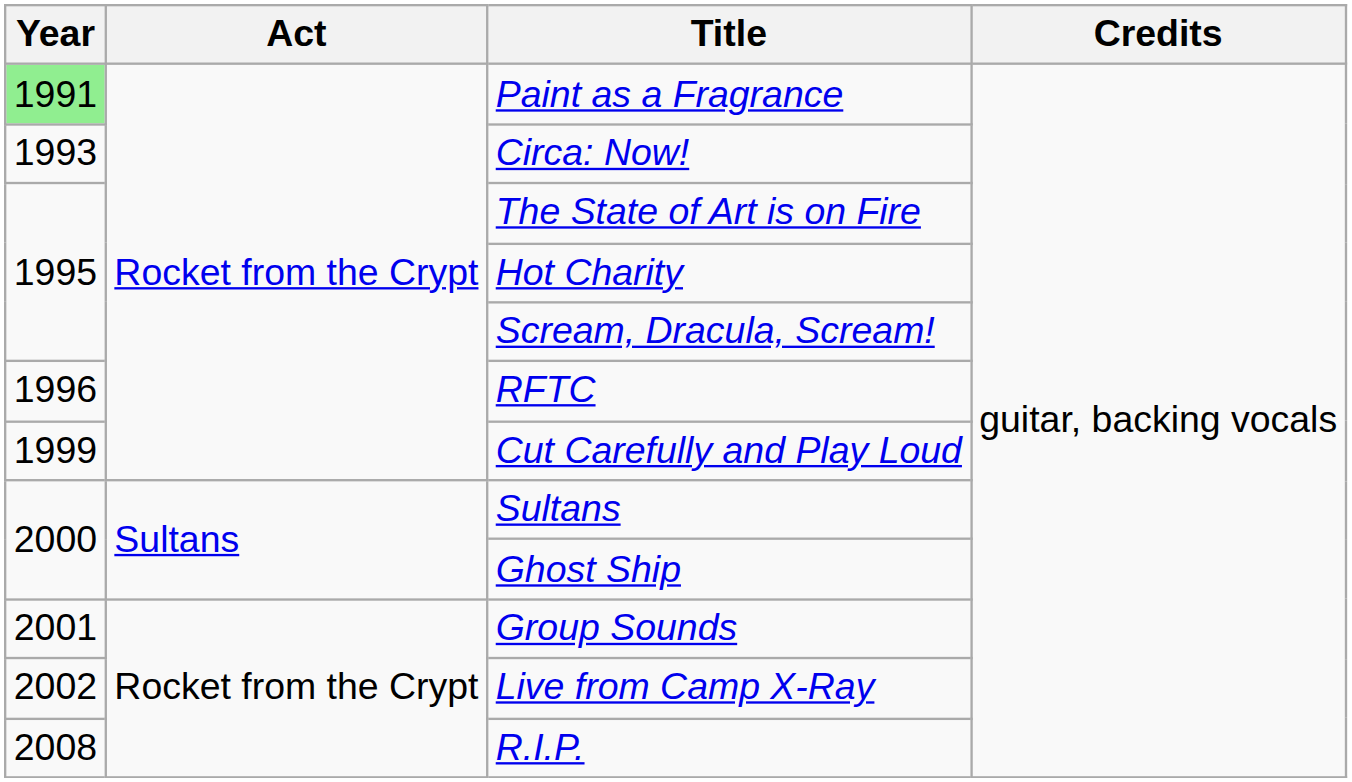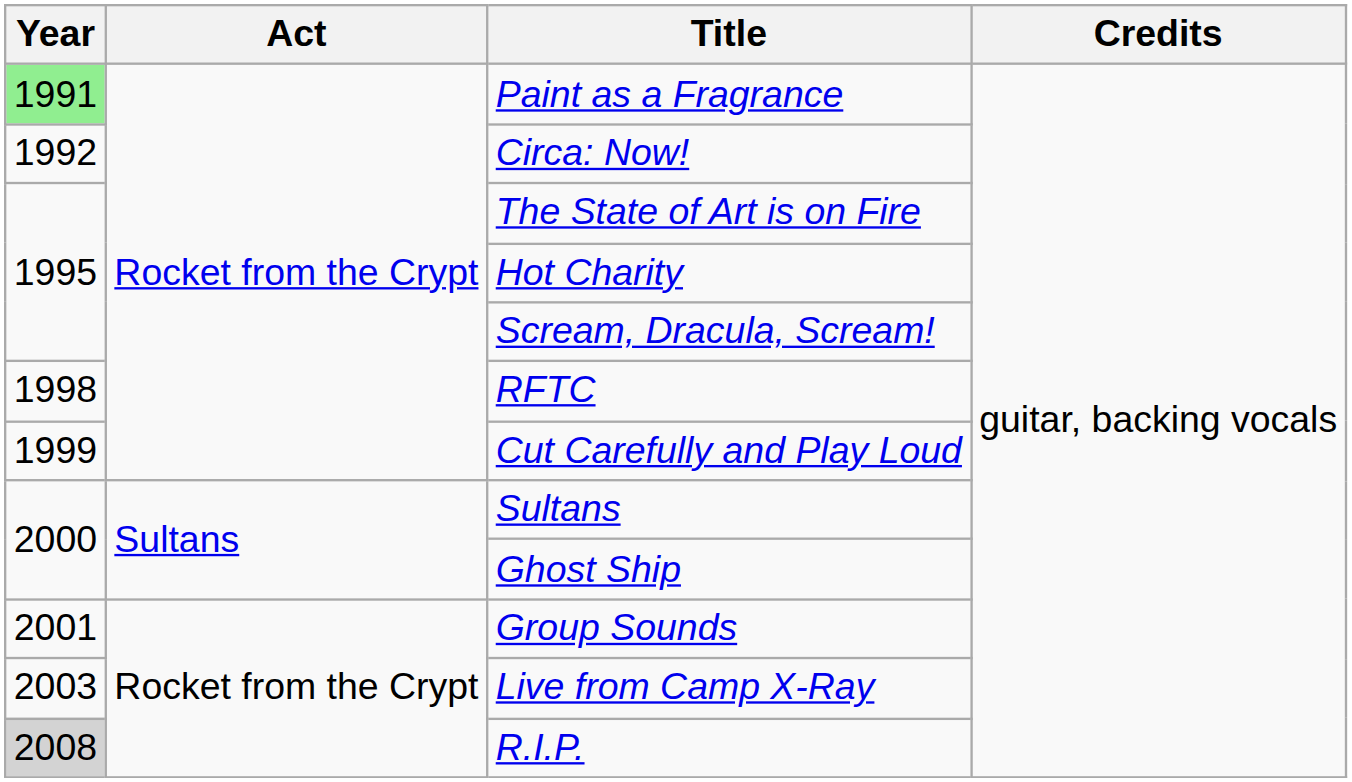(55, 152) 1993 -> (55, 152) 1992
(55, 390) 1996 -> (55, 390) 1998
(55, 687) 2002 -> (55, 687) 2003
(55, 746) no background -> (55, 746) lightgrey background
